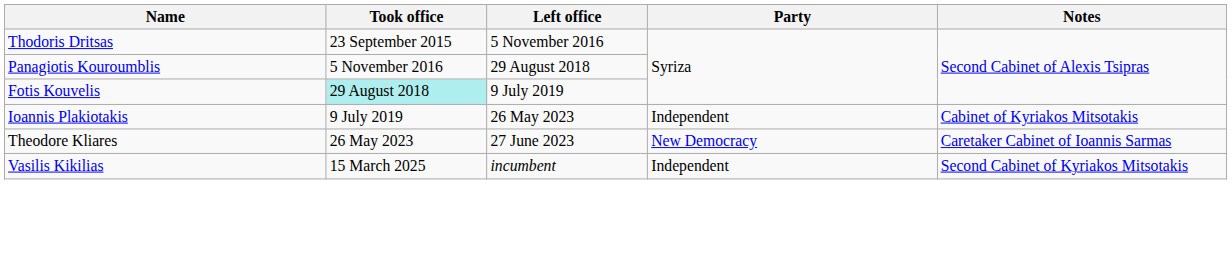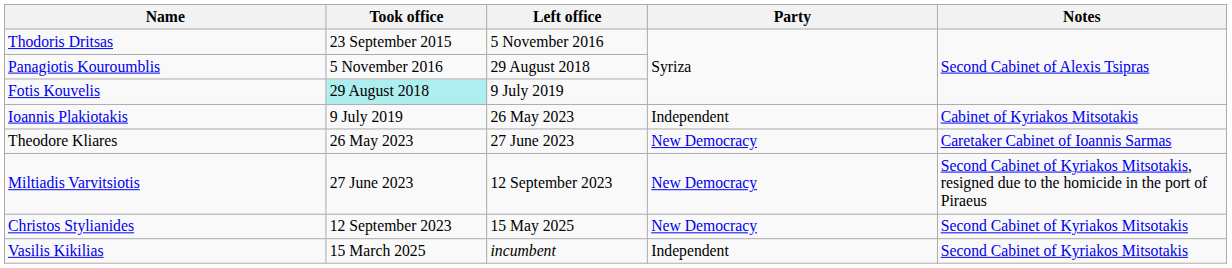+ row: (74, 183)
+ row: (71, 226)
